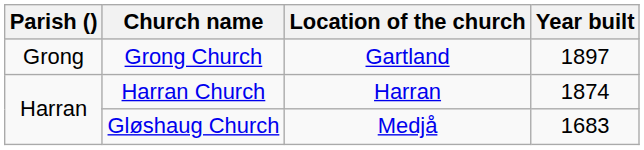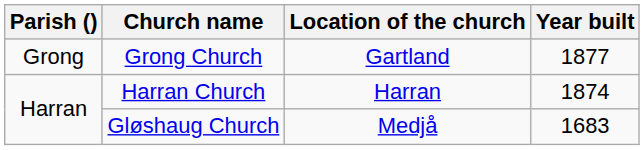(585, 56) 1897 -> (585, 56) 1877
